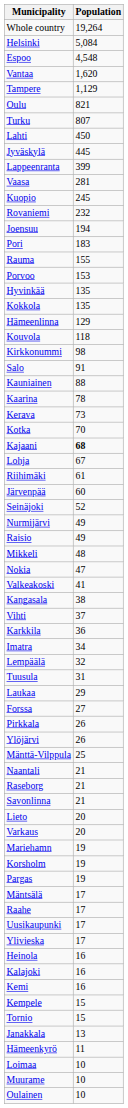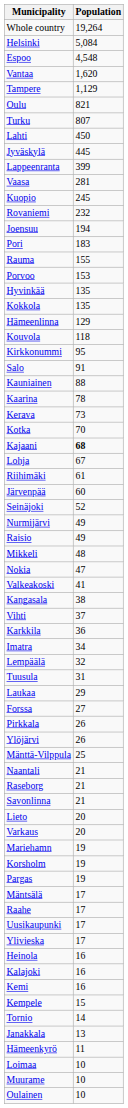(80, 352) 98 -> (80, 352) 95
(80, 1018) 15 -> (80, 1018) 14
